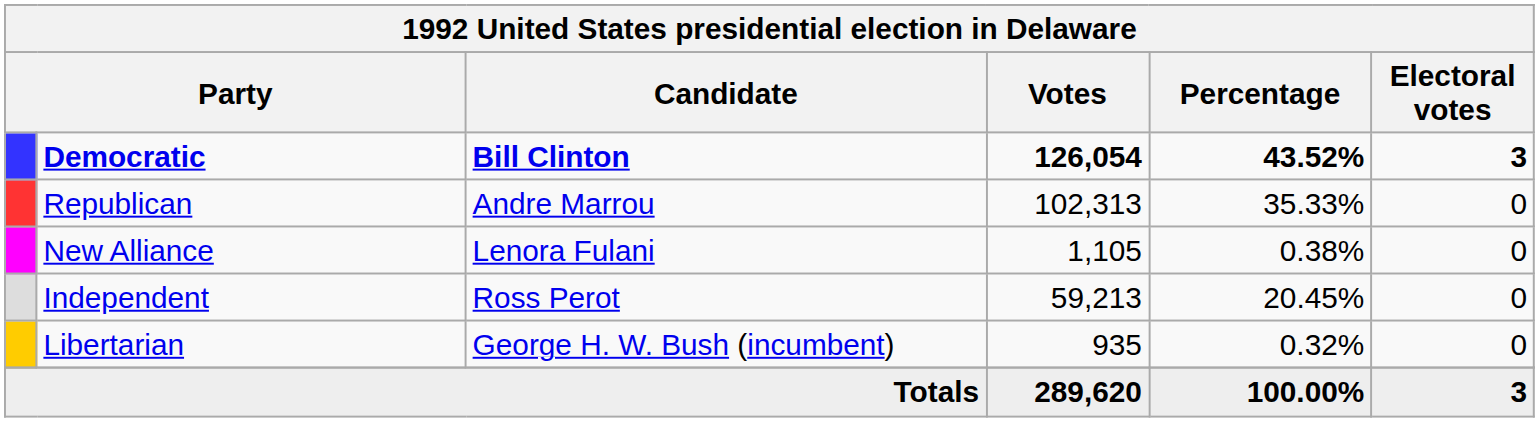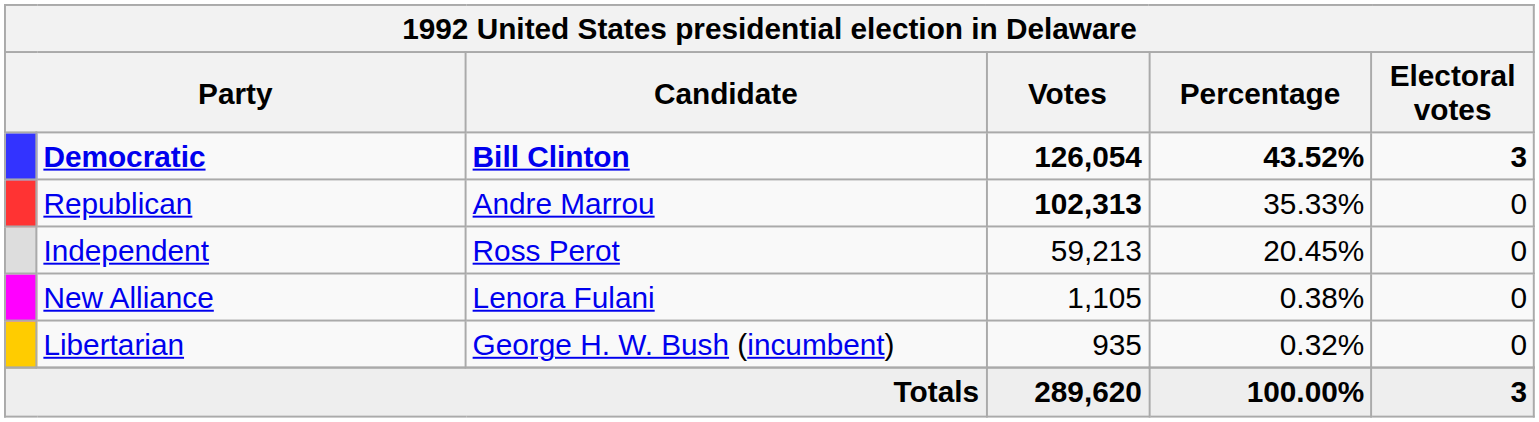(1088, 204) normal -> (1088, 204) bold
rows swapped: (126, 298) <-> (129, 251)
